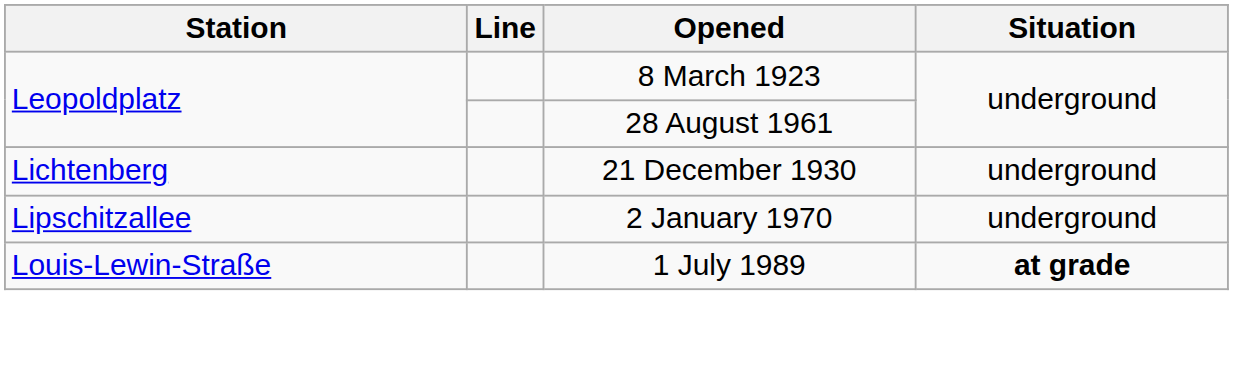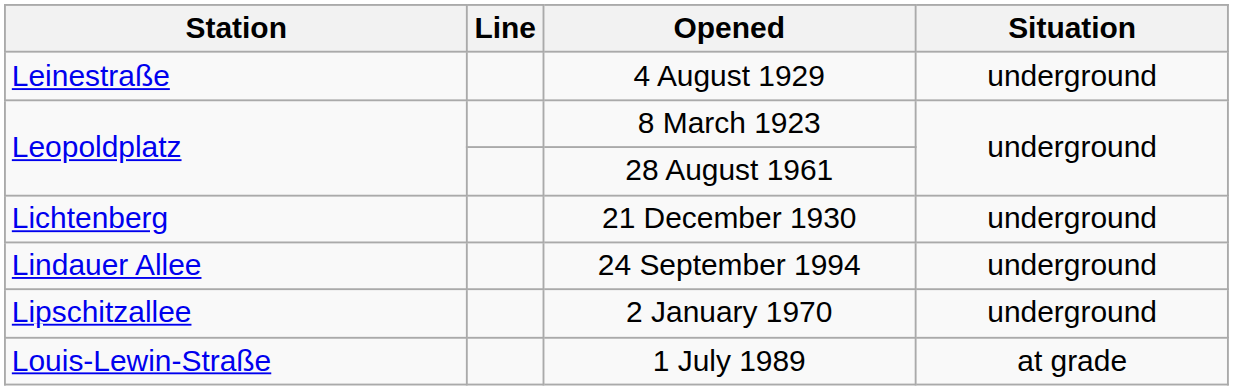+ row: (729, 75)
+ row: (729, 265)
(1072, 265) bold -> (1072, 360) normal
